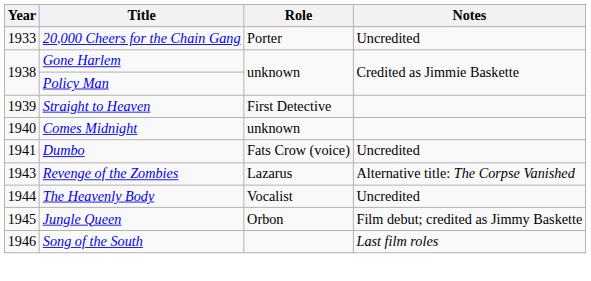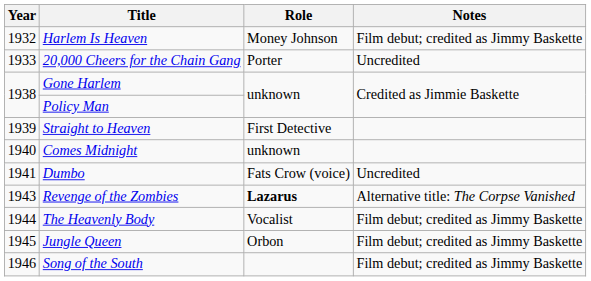+ row: (95, 38)
(270, 173) normal -> (272, 196) bold
(388, 196) Uncredited -> (469, 219) Film debut; credited as Jimmy Baskette
(397, 241) Last film roles -> (469, 264) Film debut; credited as Jimmy Baskette
